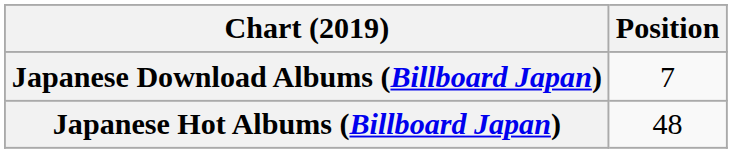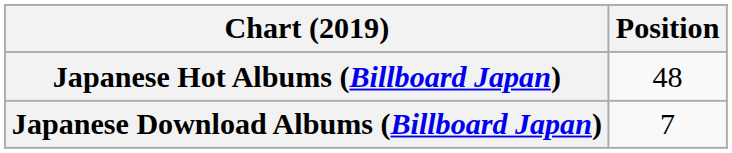rows swapped: (307, 123) <-> (307, 76)
